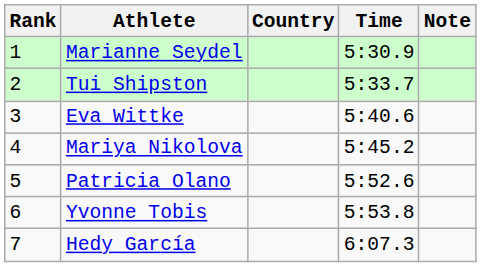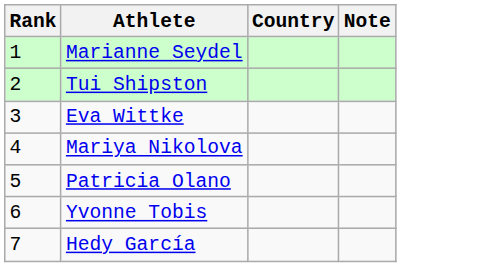- column: (379, 21)
